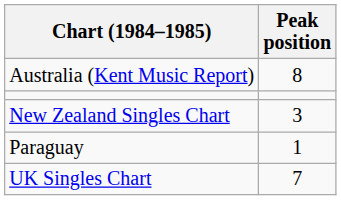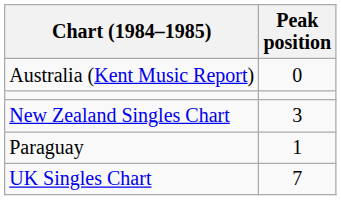(297, 74) 8 -> (297, 74) 0
